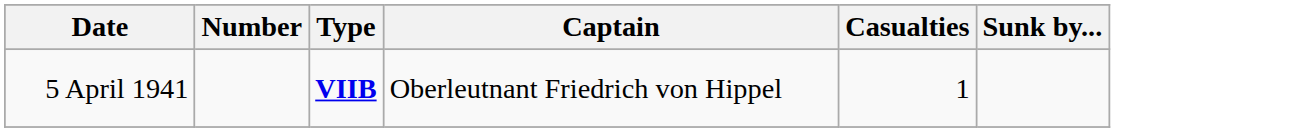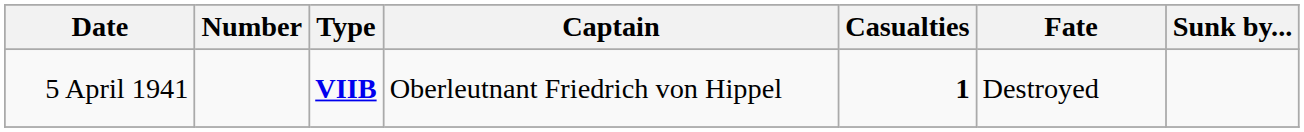+ column: (1071, 26)
(962, 87) normal -> (962, 87) bold
